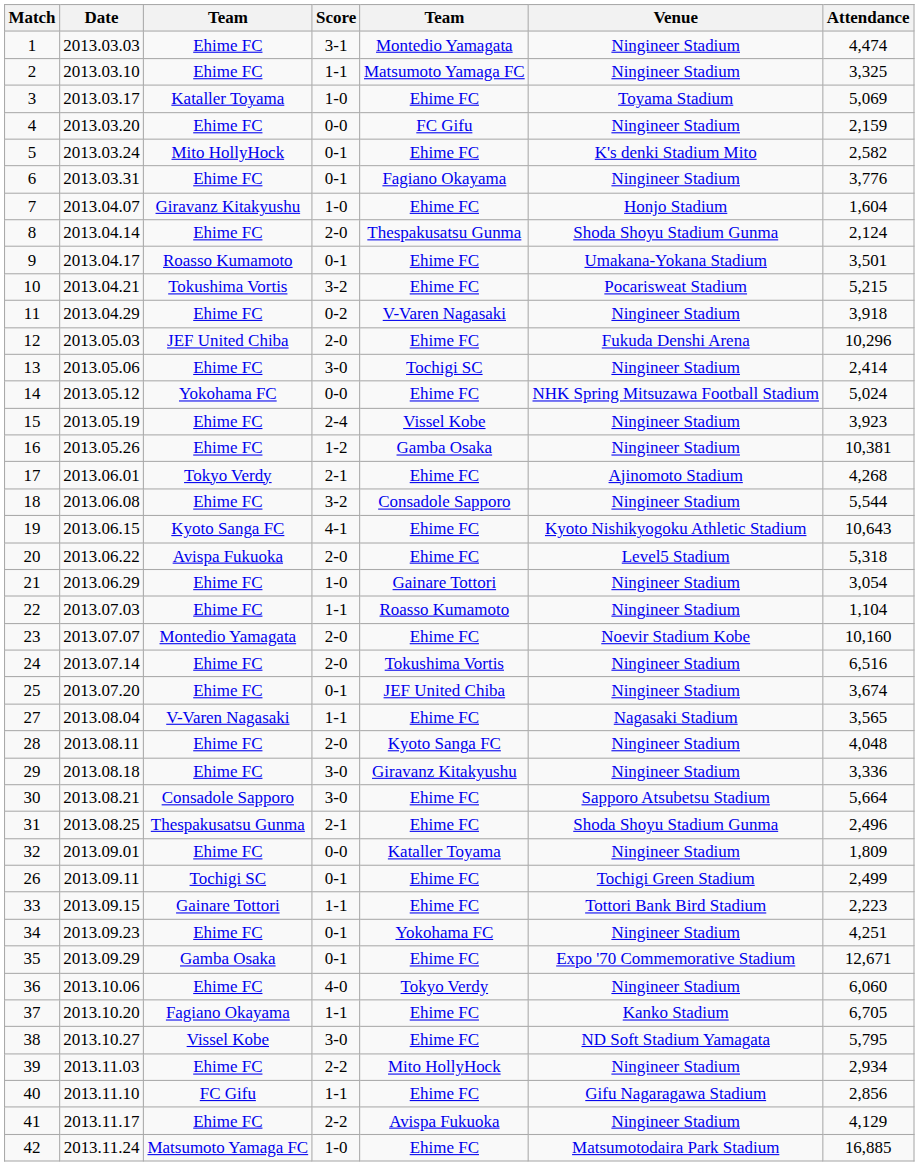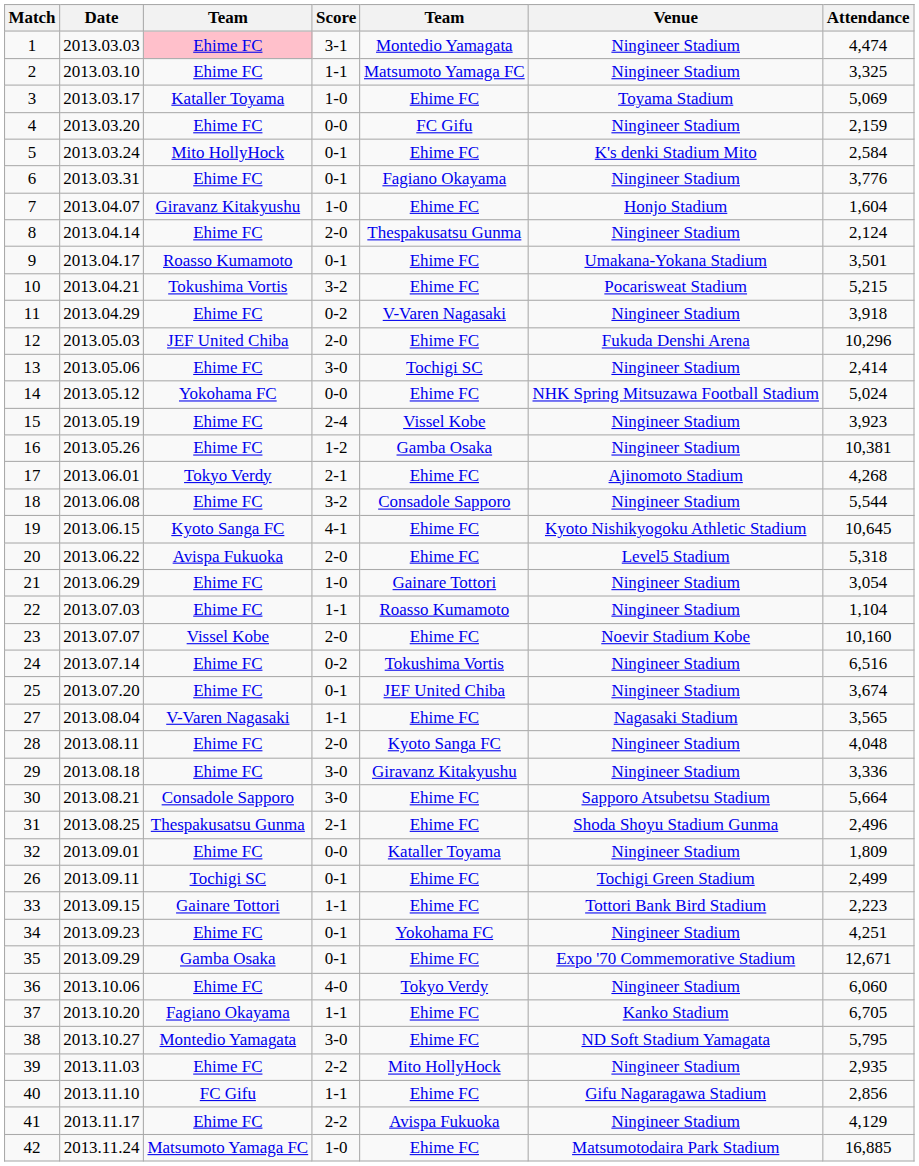(228, 44) no background -> (228, 44) pink background
(868, 152) 2,582 -> (868, 152) 2,584
(676, 233) Shoda Shoyu Stadium Gunma -> (676, 233) Ningineer Stadium
(868, 529) 10,643 -> (868, 529) 10,645
(228, 636) Montedio Yamagata -> (228, 636) Vissel Kobe
(336, 663) 2-0 -> (336, 663) 0-2
(228, 1040) Vissel Kobe -> (228, 1040) Montedio Yamagata
(868, 1066) 2,934 -> (868, 1066) 2,935
